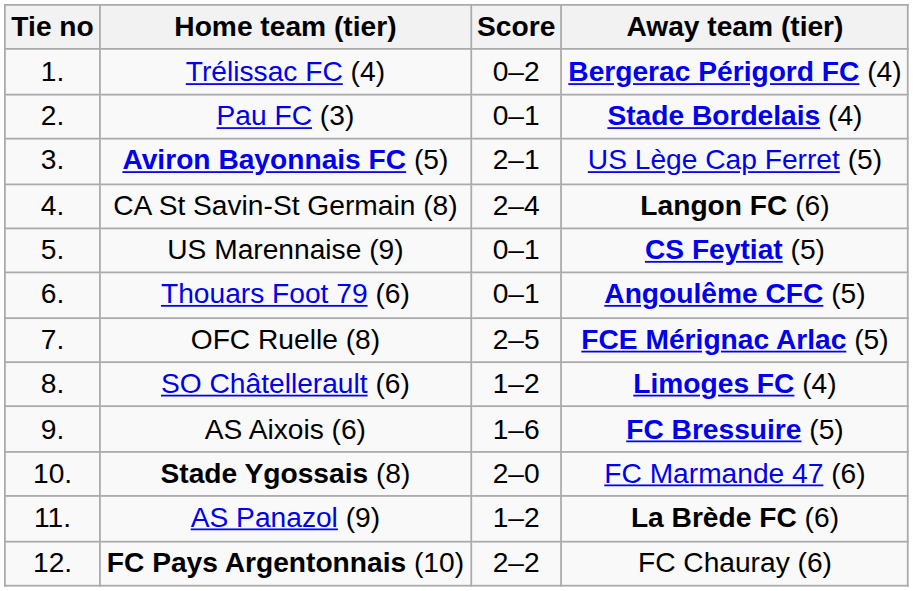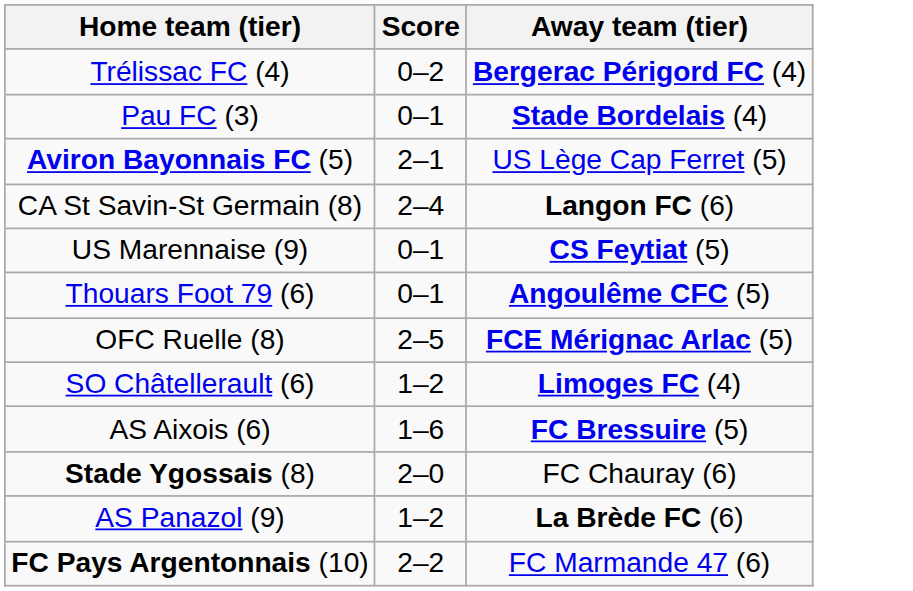- column: (53, 26)
(735, 473) FC Marmande 47 (6) -> (640, 473) FC Chauray (6)
(735, 562) FC Chauray (6) -> (640, 562) FC Marmande 47 (6)
